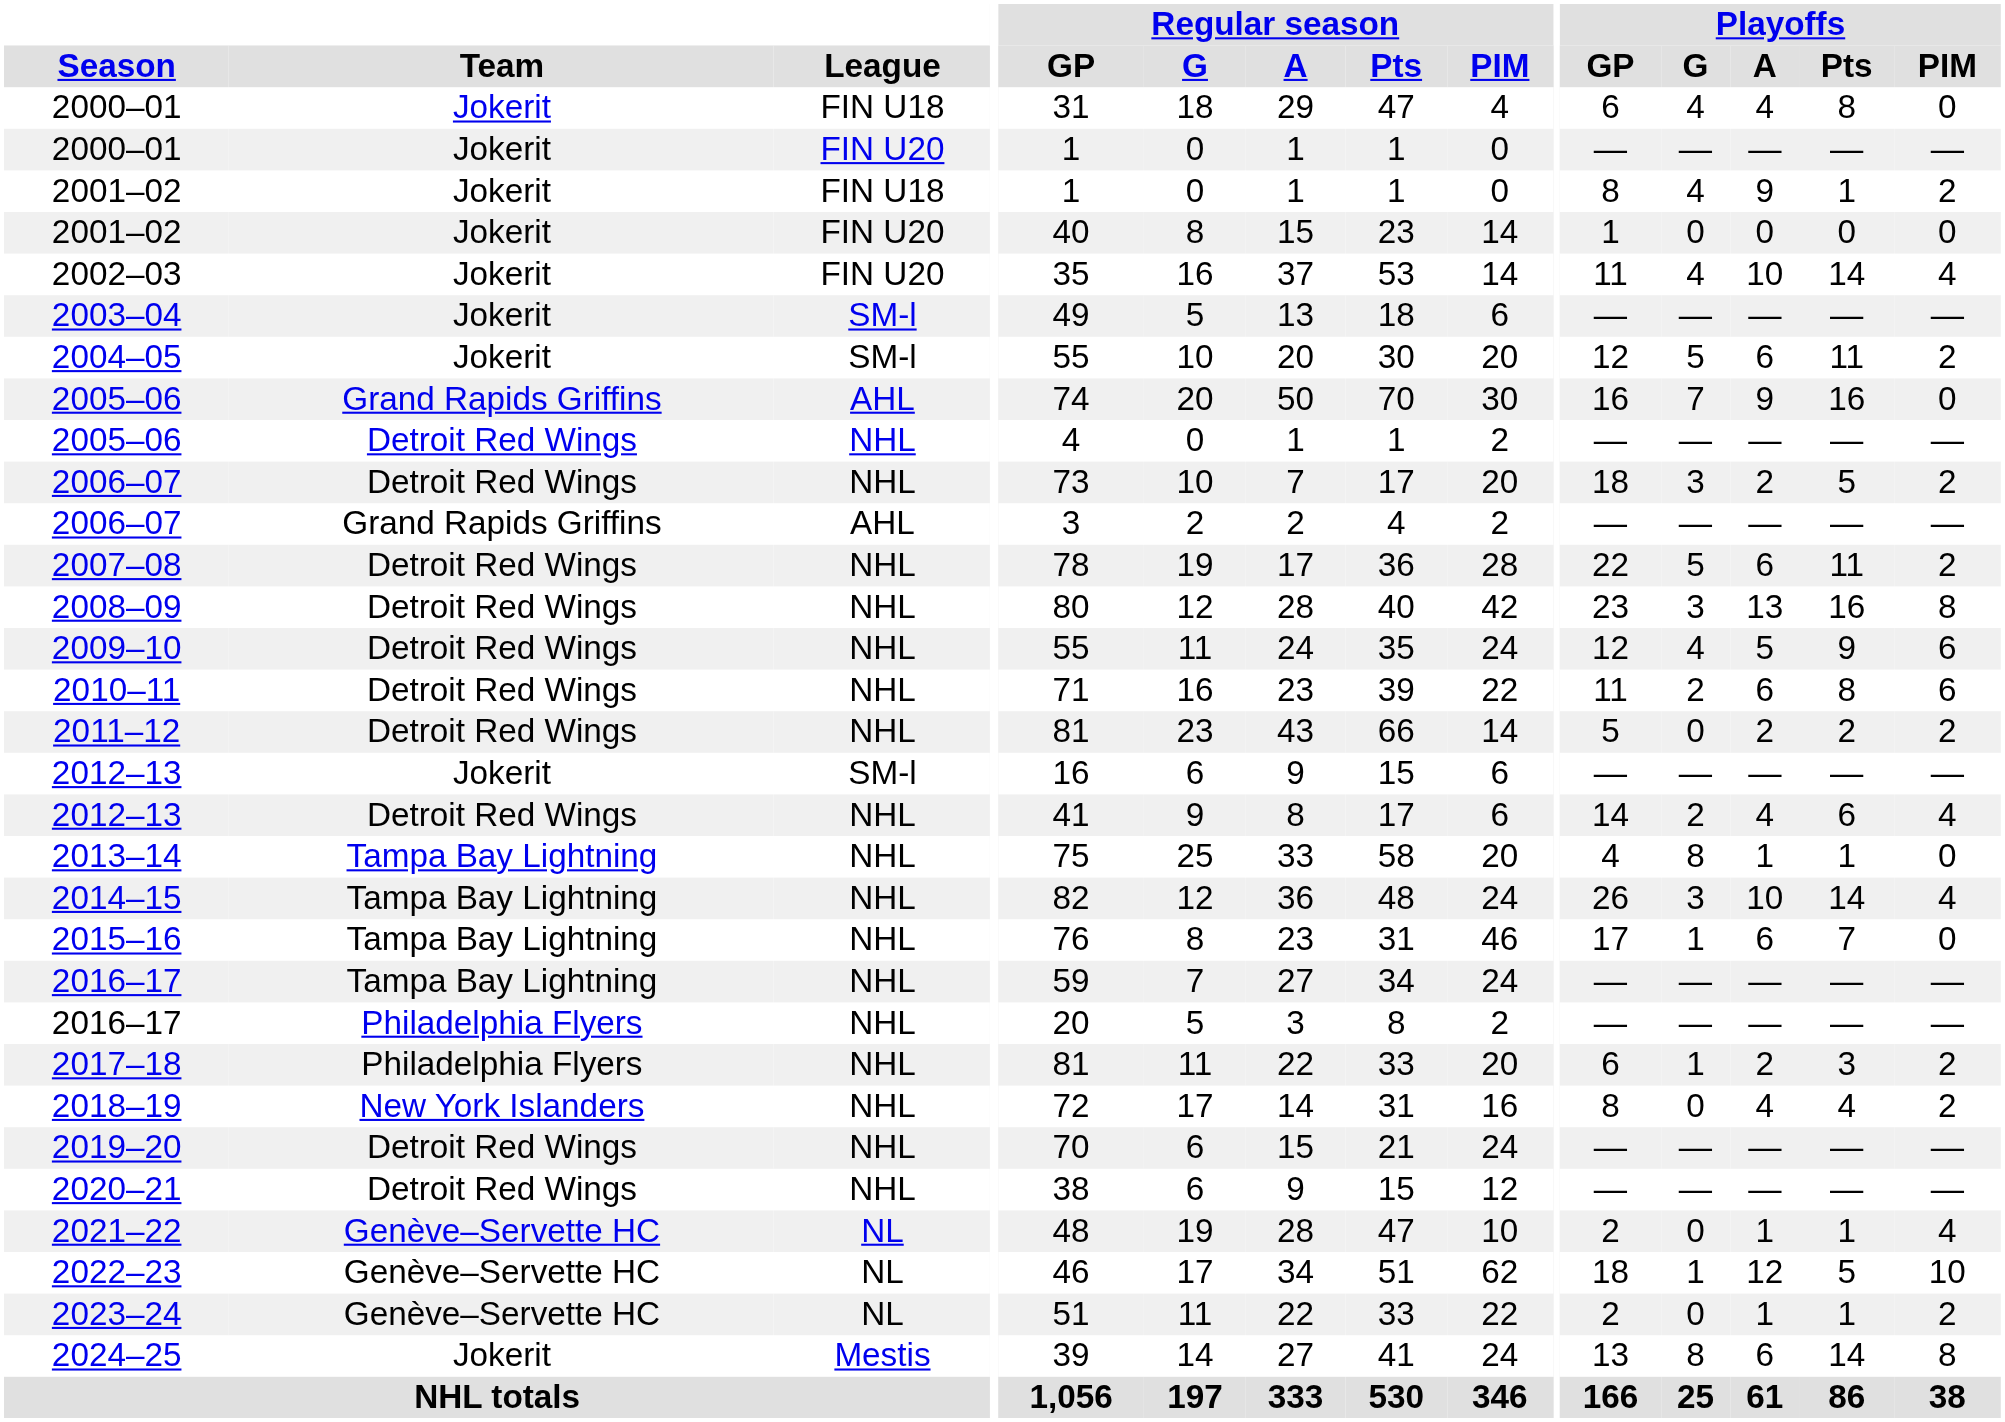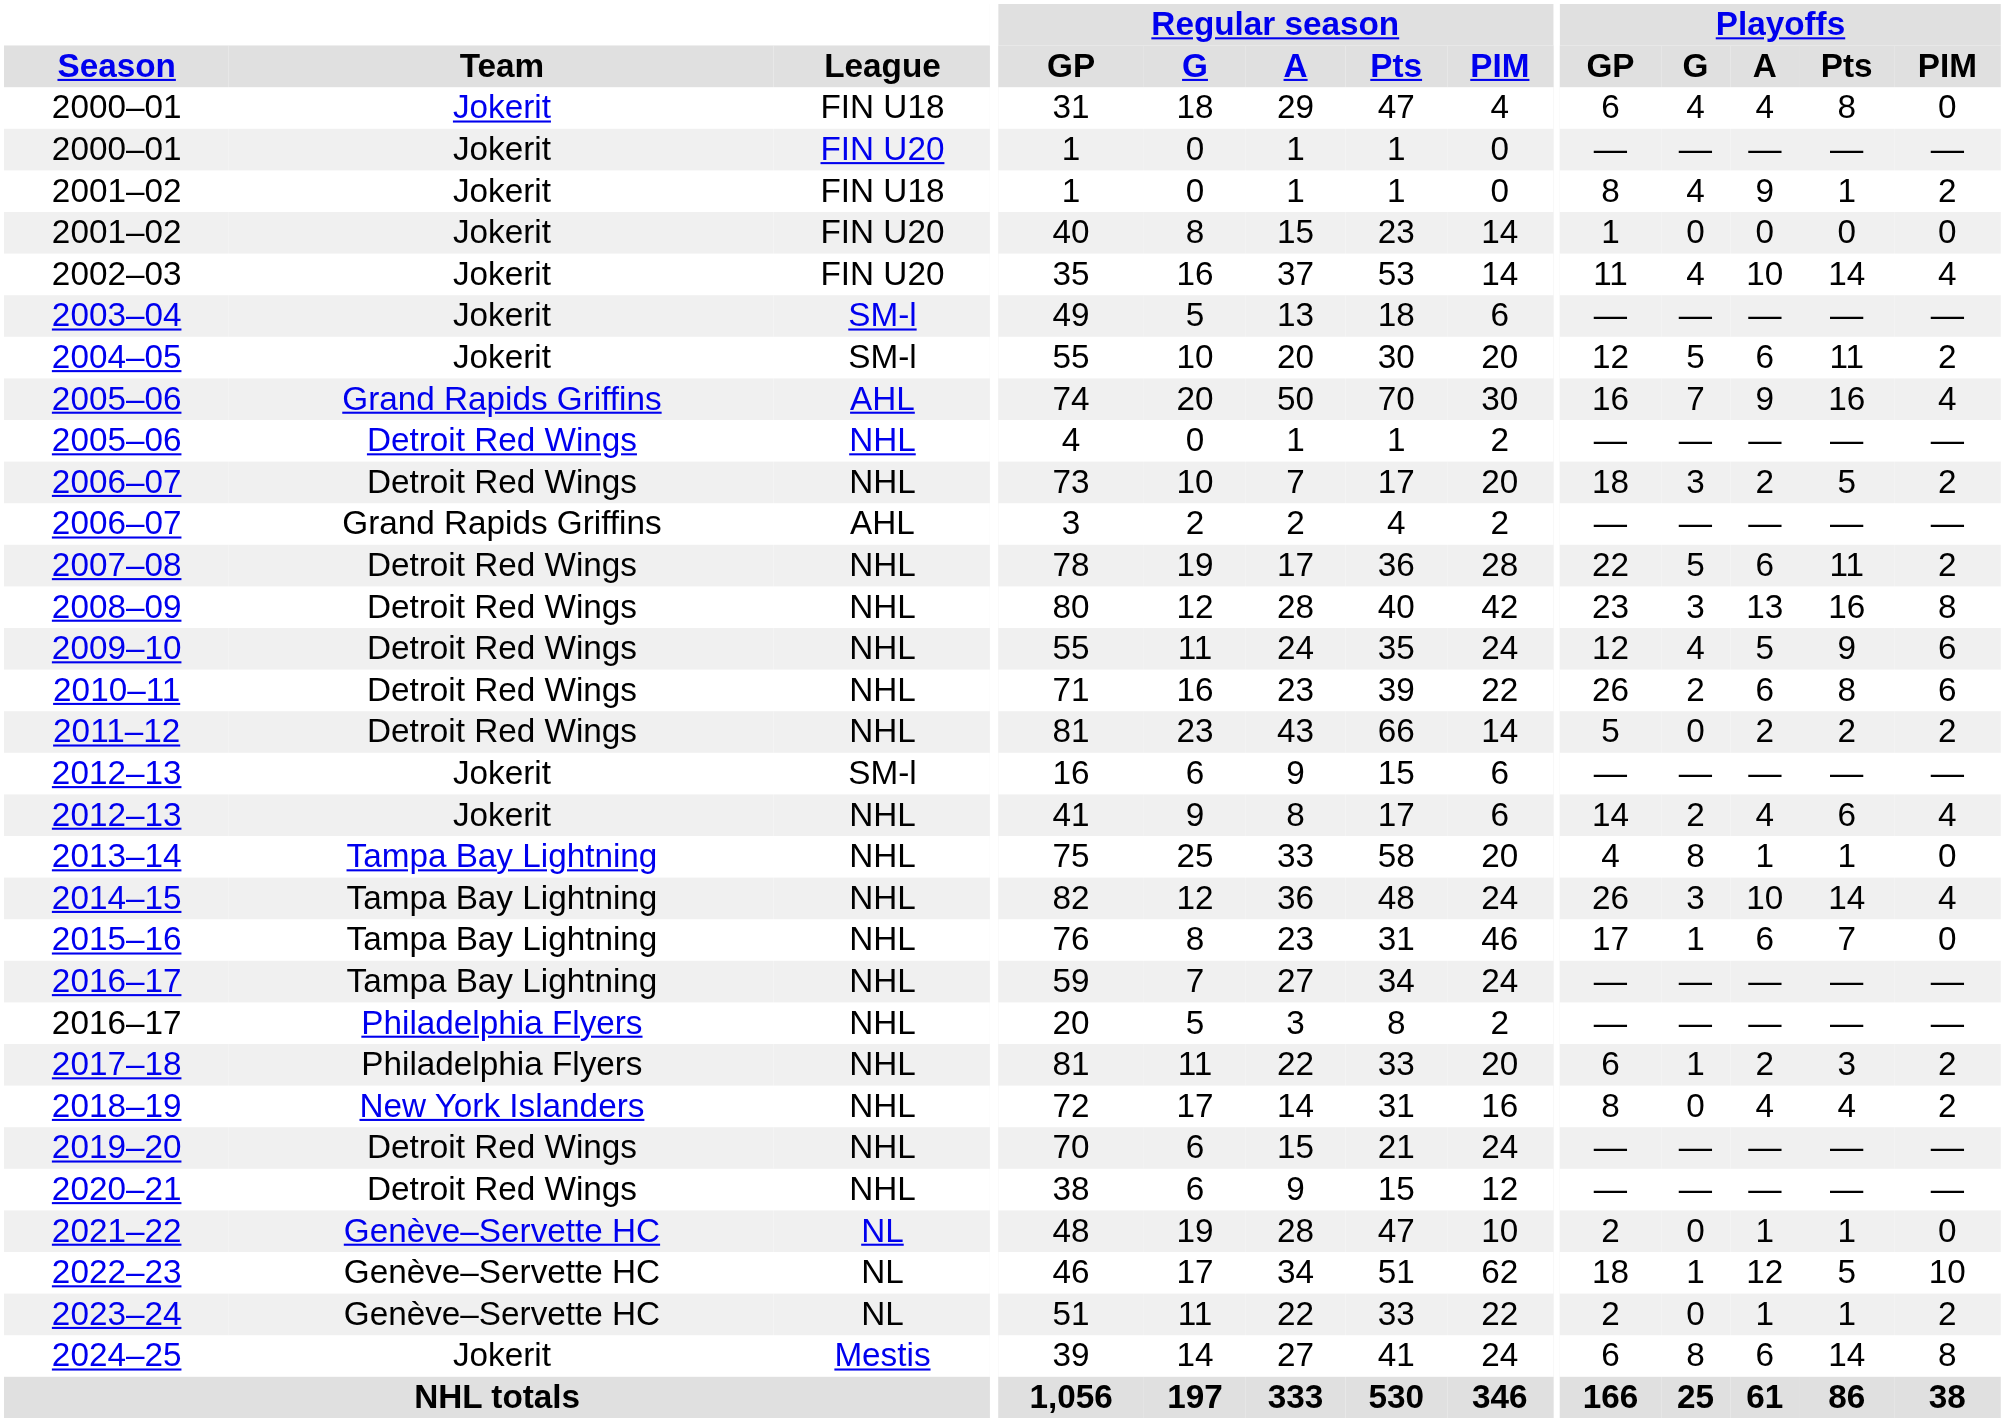(1947, 398) 0 -> (1947, 398) 4
(1610, 689) 11 -> (1610, 689) 26
(502, 814) Detroit Red Wings -> (502, 814) Jokerit
(1947, 1230) 4 -> (1947, 1230) 0
(1610, 1355) 13 -> (1610, 1355) 6
